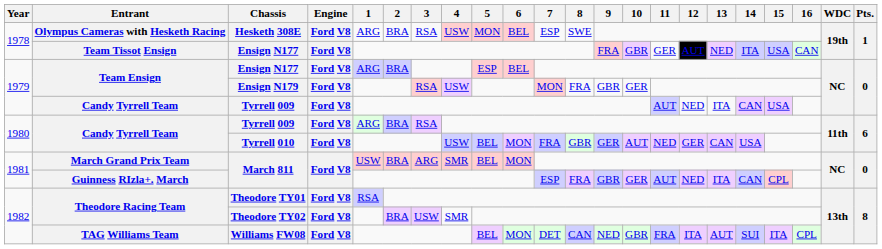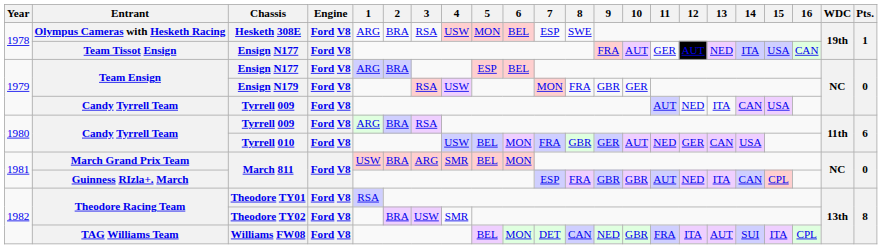(637, 50) GBR -> (637, 50) AUT
(637, 178) GER -> (637, 178) GBR
